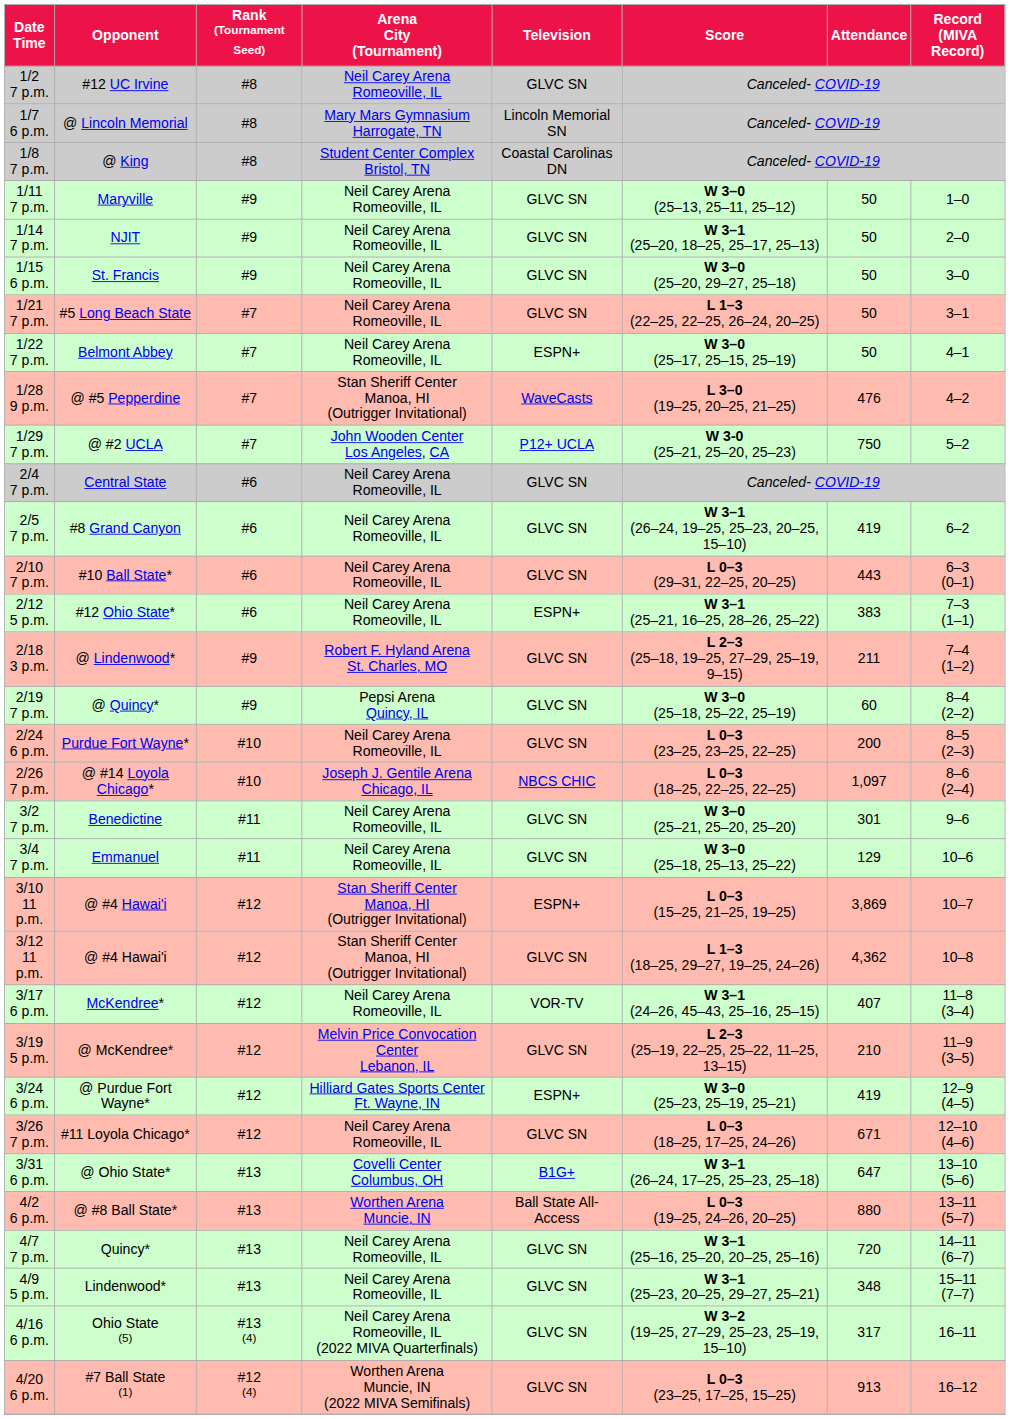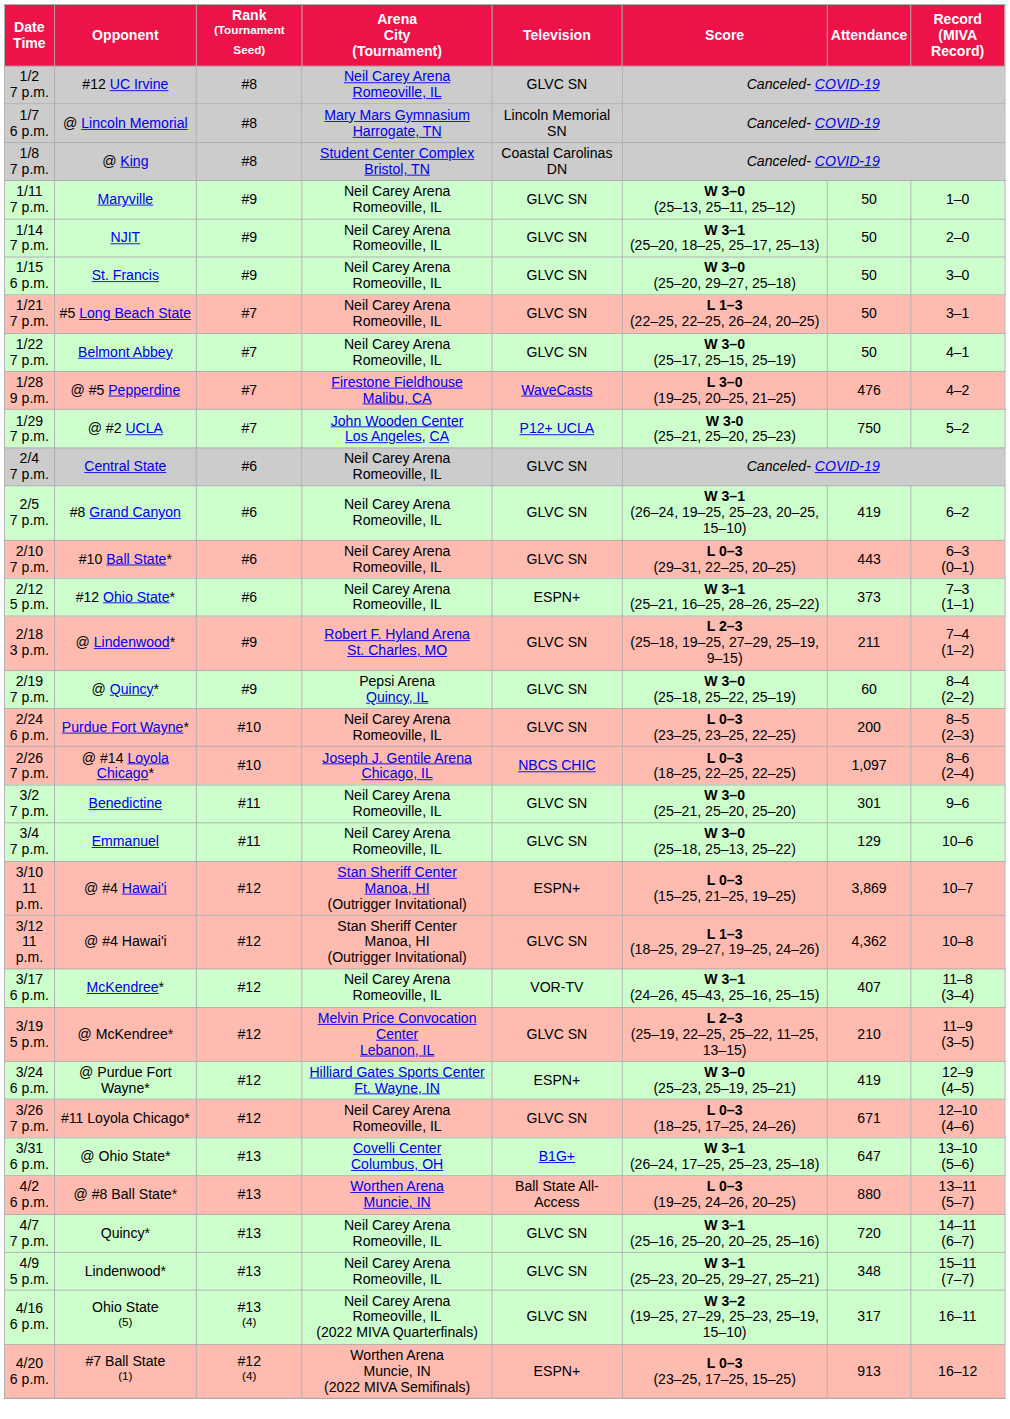(557, 352) ESPN+ -> (557, 352) GLVC SN
(397, 398) Stan Sheriff Center Manoa, HI (Outrigger Invitational) -> (397, 390) Firestone Fieldhouse Malibu, CA
(869, 613) 383 -> (869, 597) 373
(557, 1387) GLVC SN -> (557, 1371) ESPN+
